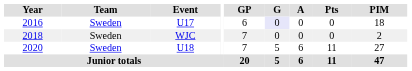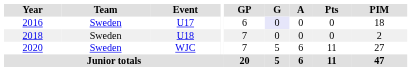(185, 35) WJC -> (185, 35) U18
(185, 48) U18 -> (185, 48) WJC
